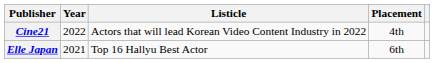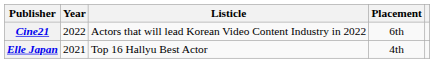(397, 31) 4th -> (397, 31) 6th
(397, 49) 6th -> (397, 49) 4th
